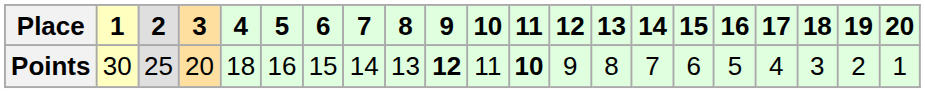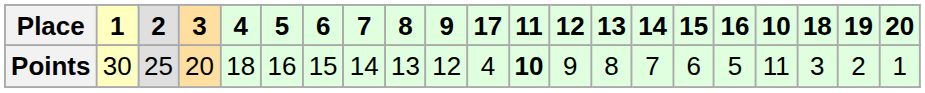columns swapped: (488, 25) <-> (776, 25)
(447, 66) bold -> (447, 66) normal
